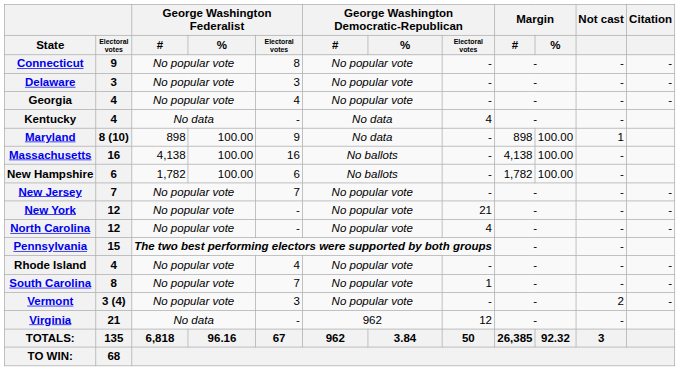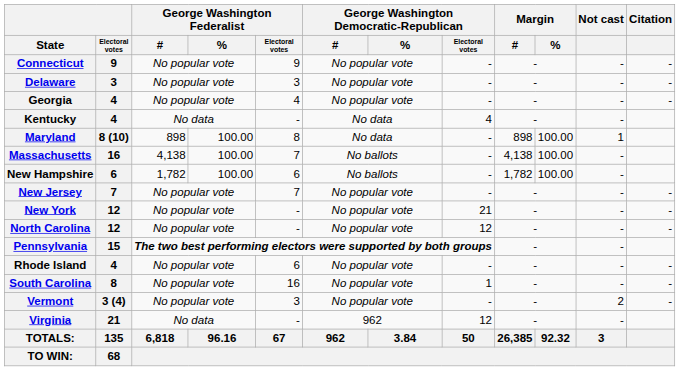(297, 64) 8 -> (297, 64) 9
(297, 137) 9 -> (297, 137) 8
(293, 155) 16 -> (297, 155) 7
(489, 228) 4 -> (486, 228) 12
(297, 265) 4 -> (297, 265) 6
(297, 283) 7 -> (293, 283) 16
